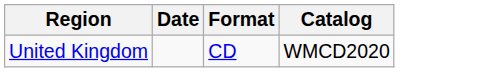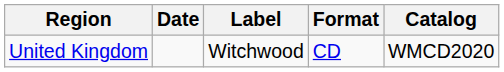+ column: (256, 19)
